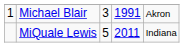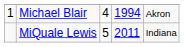(106, 13) 3 -> (106, 13) 4
(127, 13) 1991 -> (127, 13) 1994
